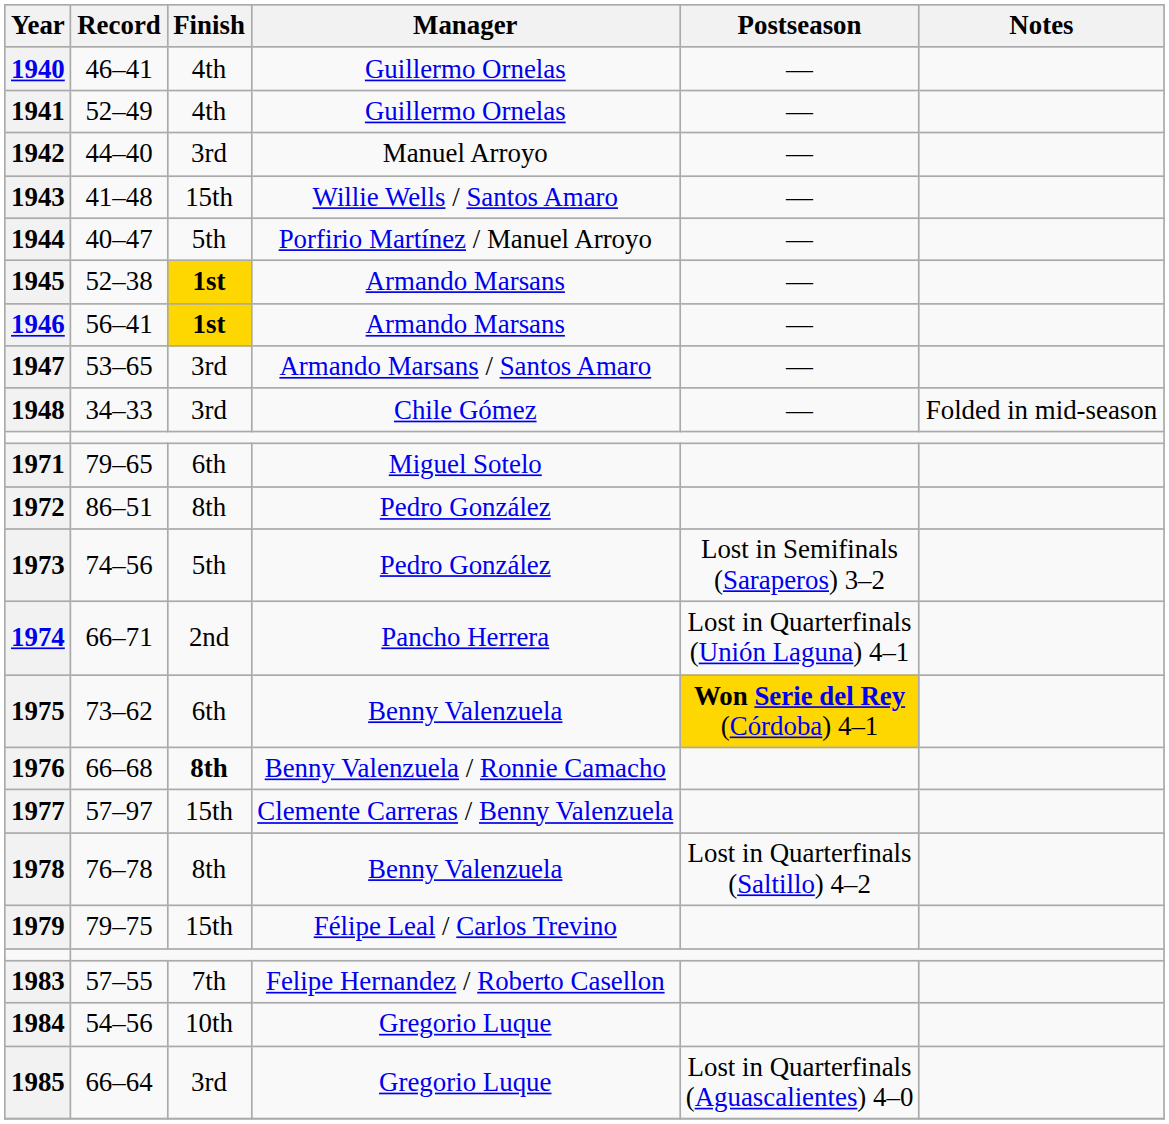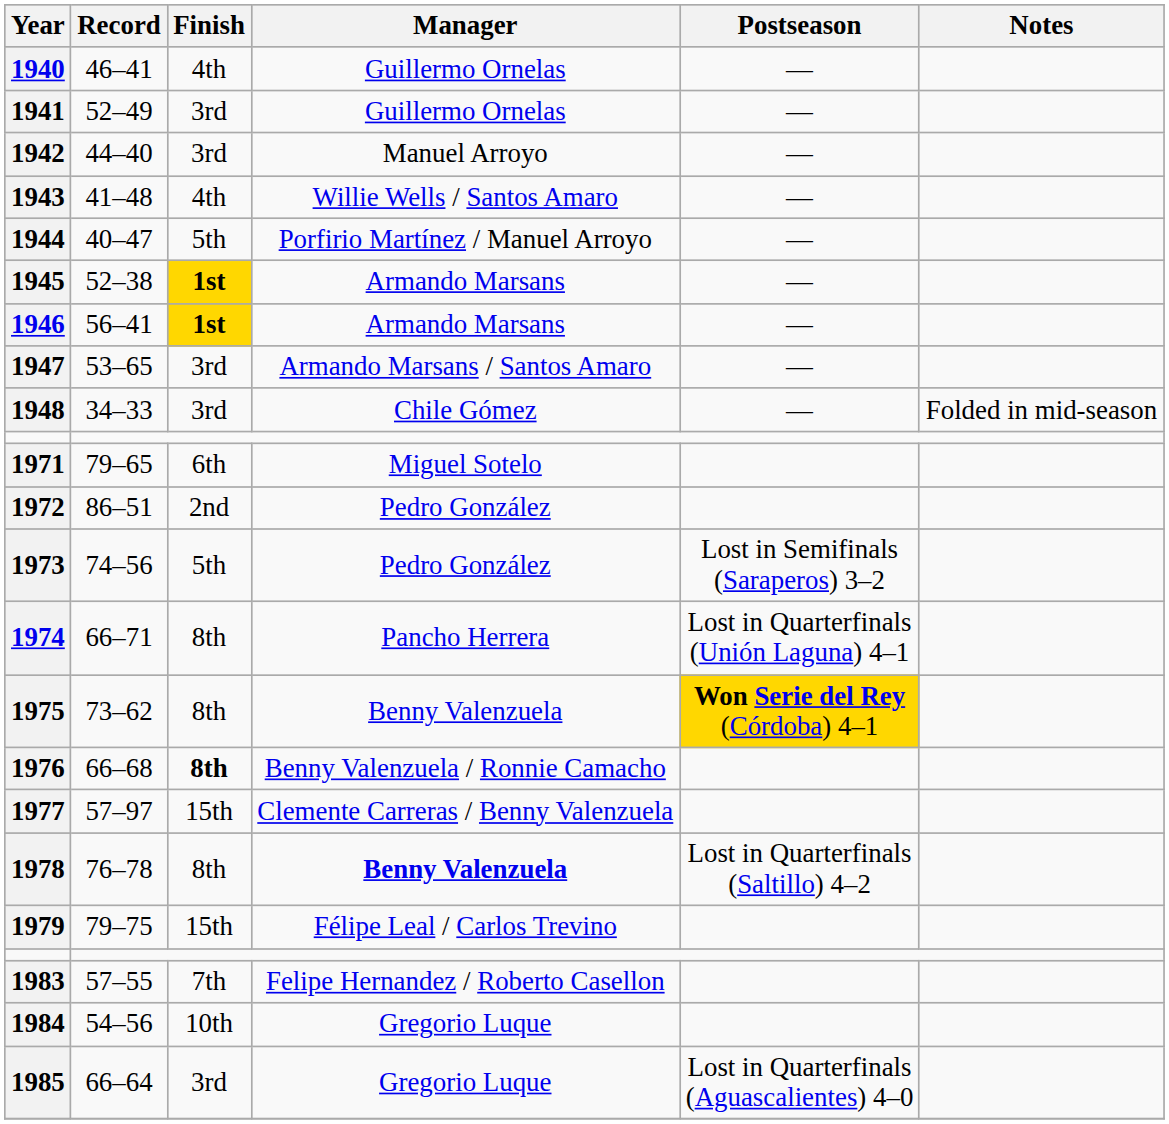(209, 111) 4th -> (209, 111) 3rd
(209, 196) 15th -> (209, 196) 4th
(209, 507) 8th -> (209, 507) 2nd
(209, 637) 2nd -> (209, 637) 8th
(209, 710) 6th -> (209, 710) 8th
(465, 868) normal -> (465, 868) bold
